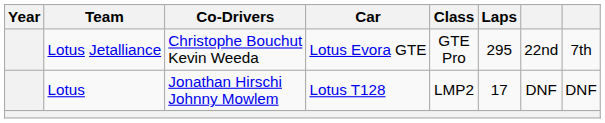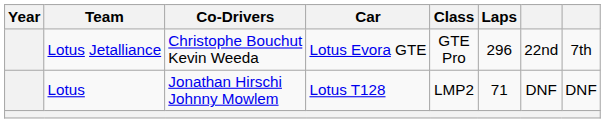(499, 50) 295 -> (499, 50) 296
(499, 91) 17 -> (499, 91) 71
